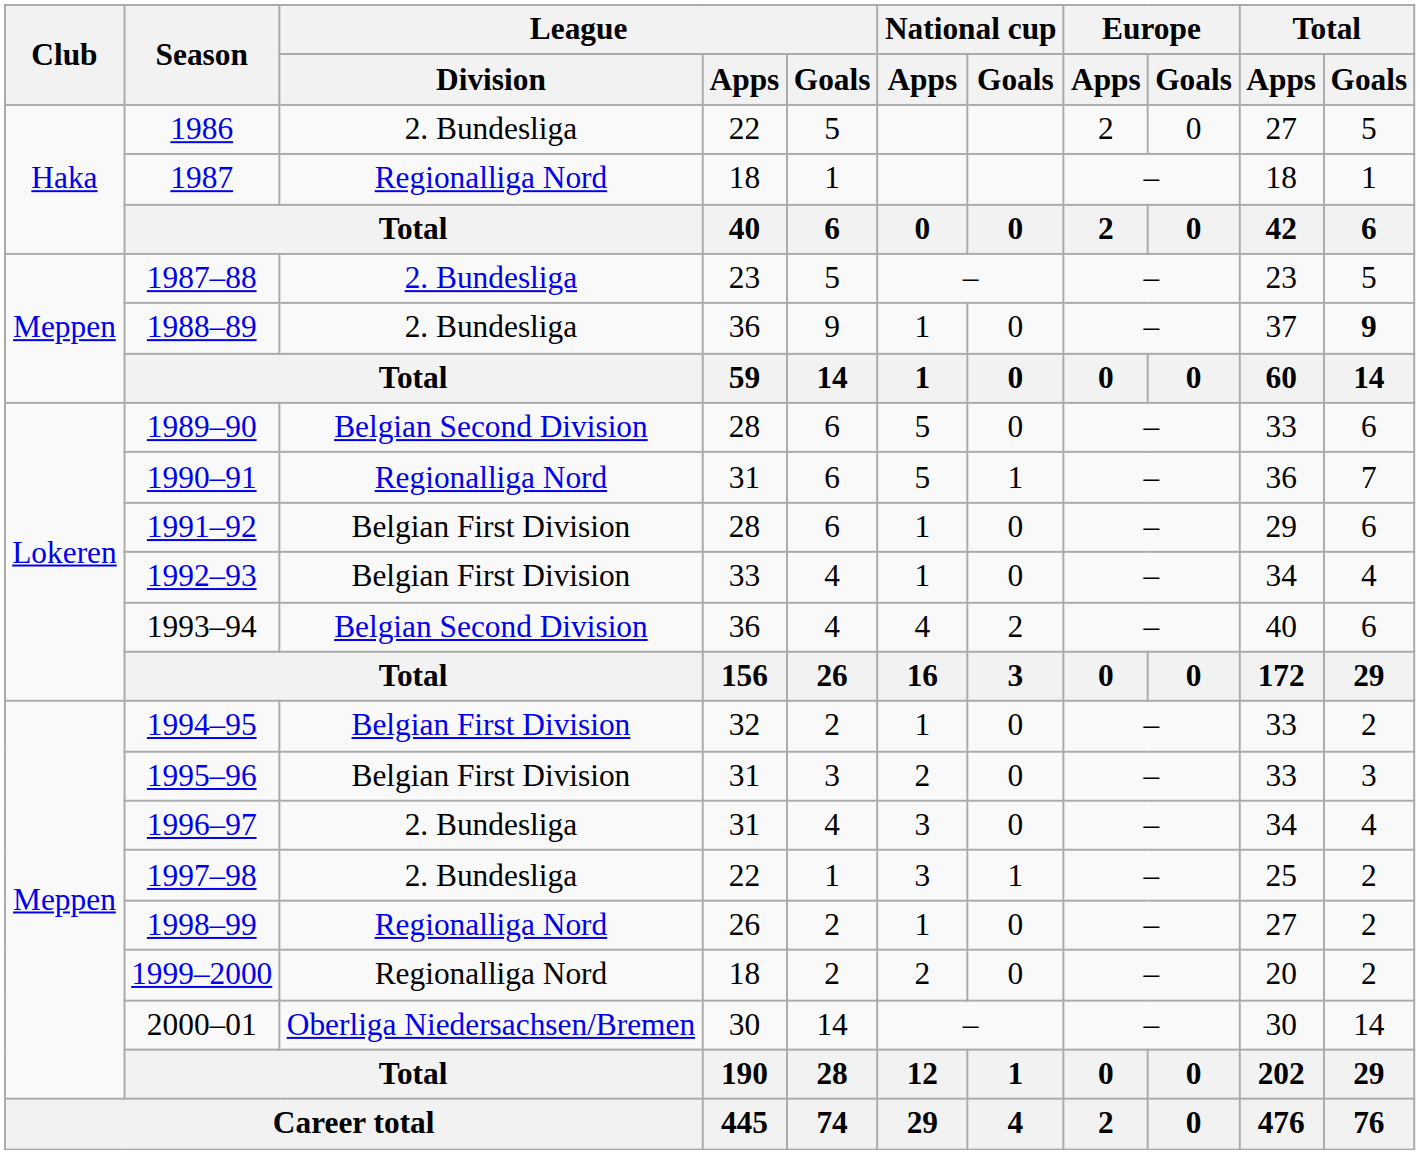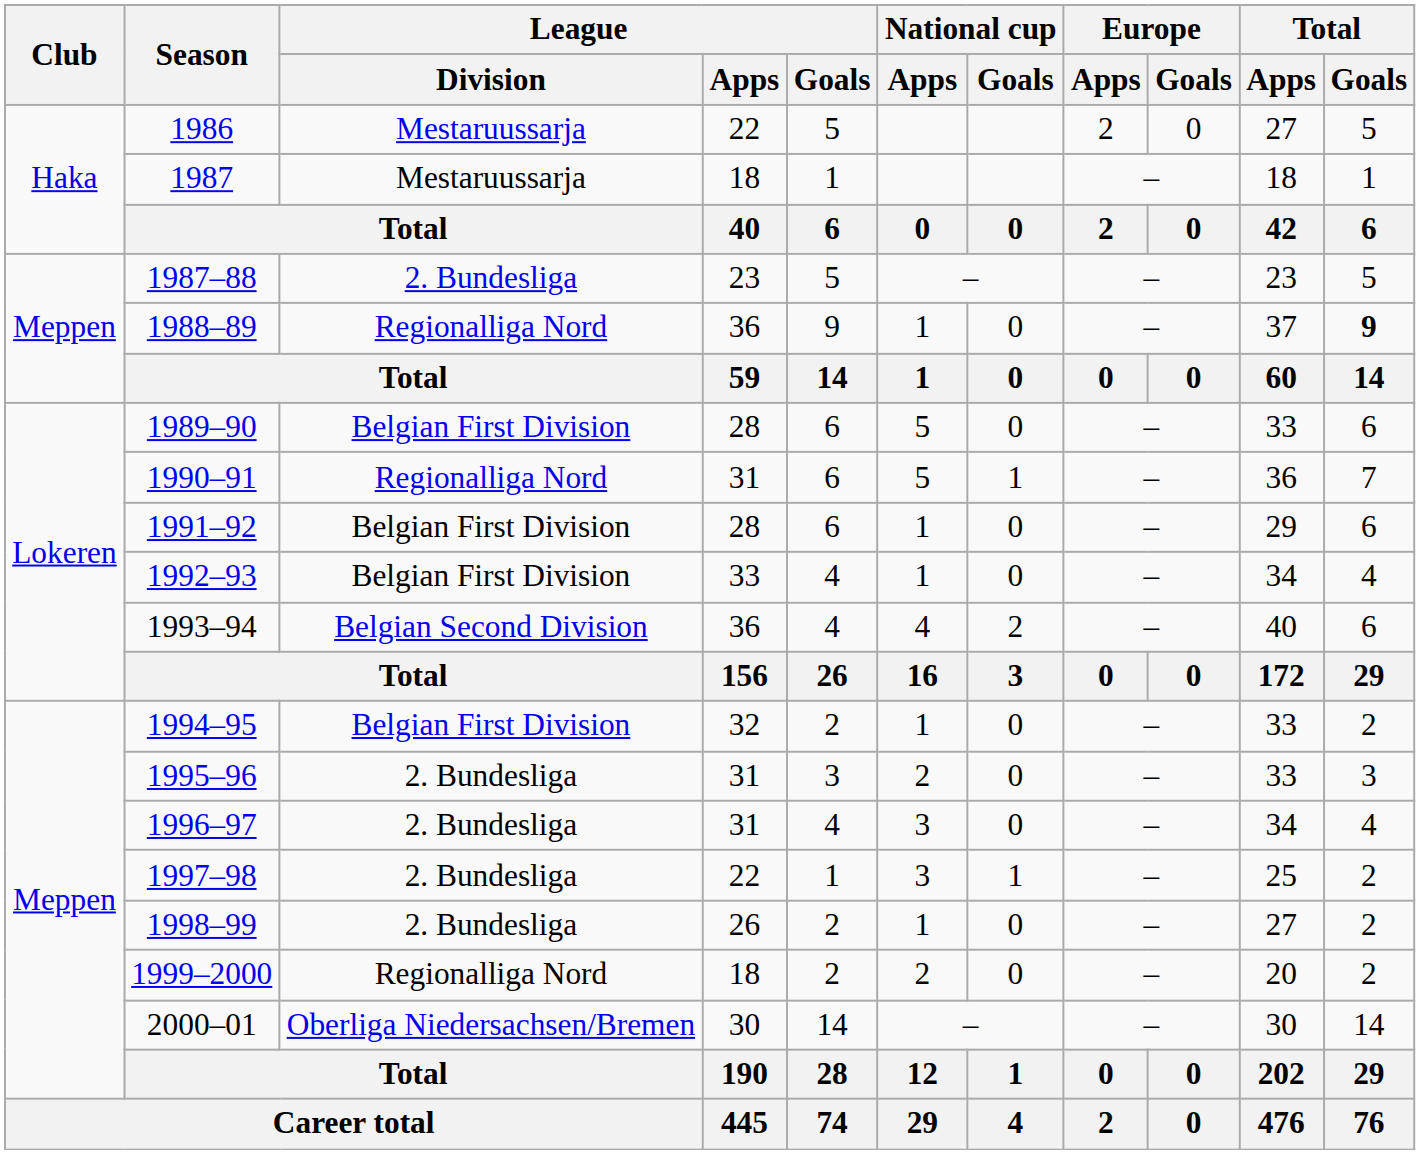(491, 128) 2. Bundesliga -> (491, 128) Mestaruussarja
(491, 178) Regionalliga Nord -> (491, 178) Mestaruussarja
(491, 327) 2. Bundesliga -> (491, 327) Regionalliga Nord
(491, 427) Belgian Second Division -> (491, 427) Belgian First Division
(491, 775) Belgian First Division -> (491, 775) 2. Bundesliga
(491, 924) Regionalliga Nord -> (491, 924) 2. Bundesliga
